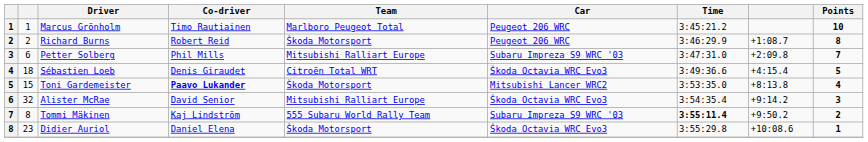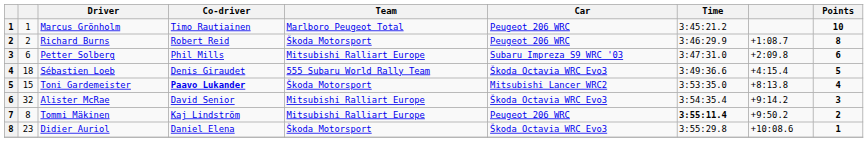(838, 56) 7 -> (838, 56) 6
(332, 71) Citroën Total WRT -> (358, 71) 555 Subaru World Rally Team
(358, 115) 555 Subaru World Rally Team -> (356, 115) Mitsubishi Ralliart Europe
(557, 115) Subaru Impreza S9 WRC '03 -> (530, 115) Peugeot 206 WRC
